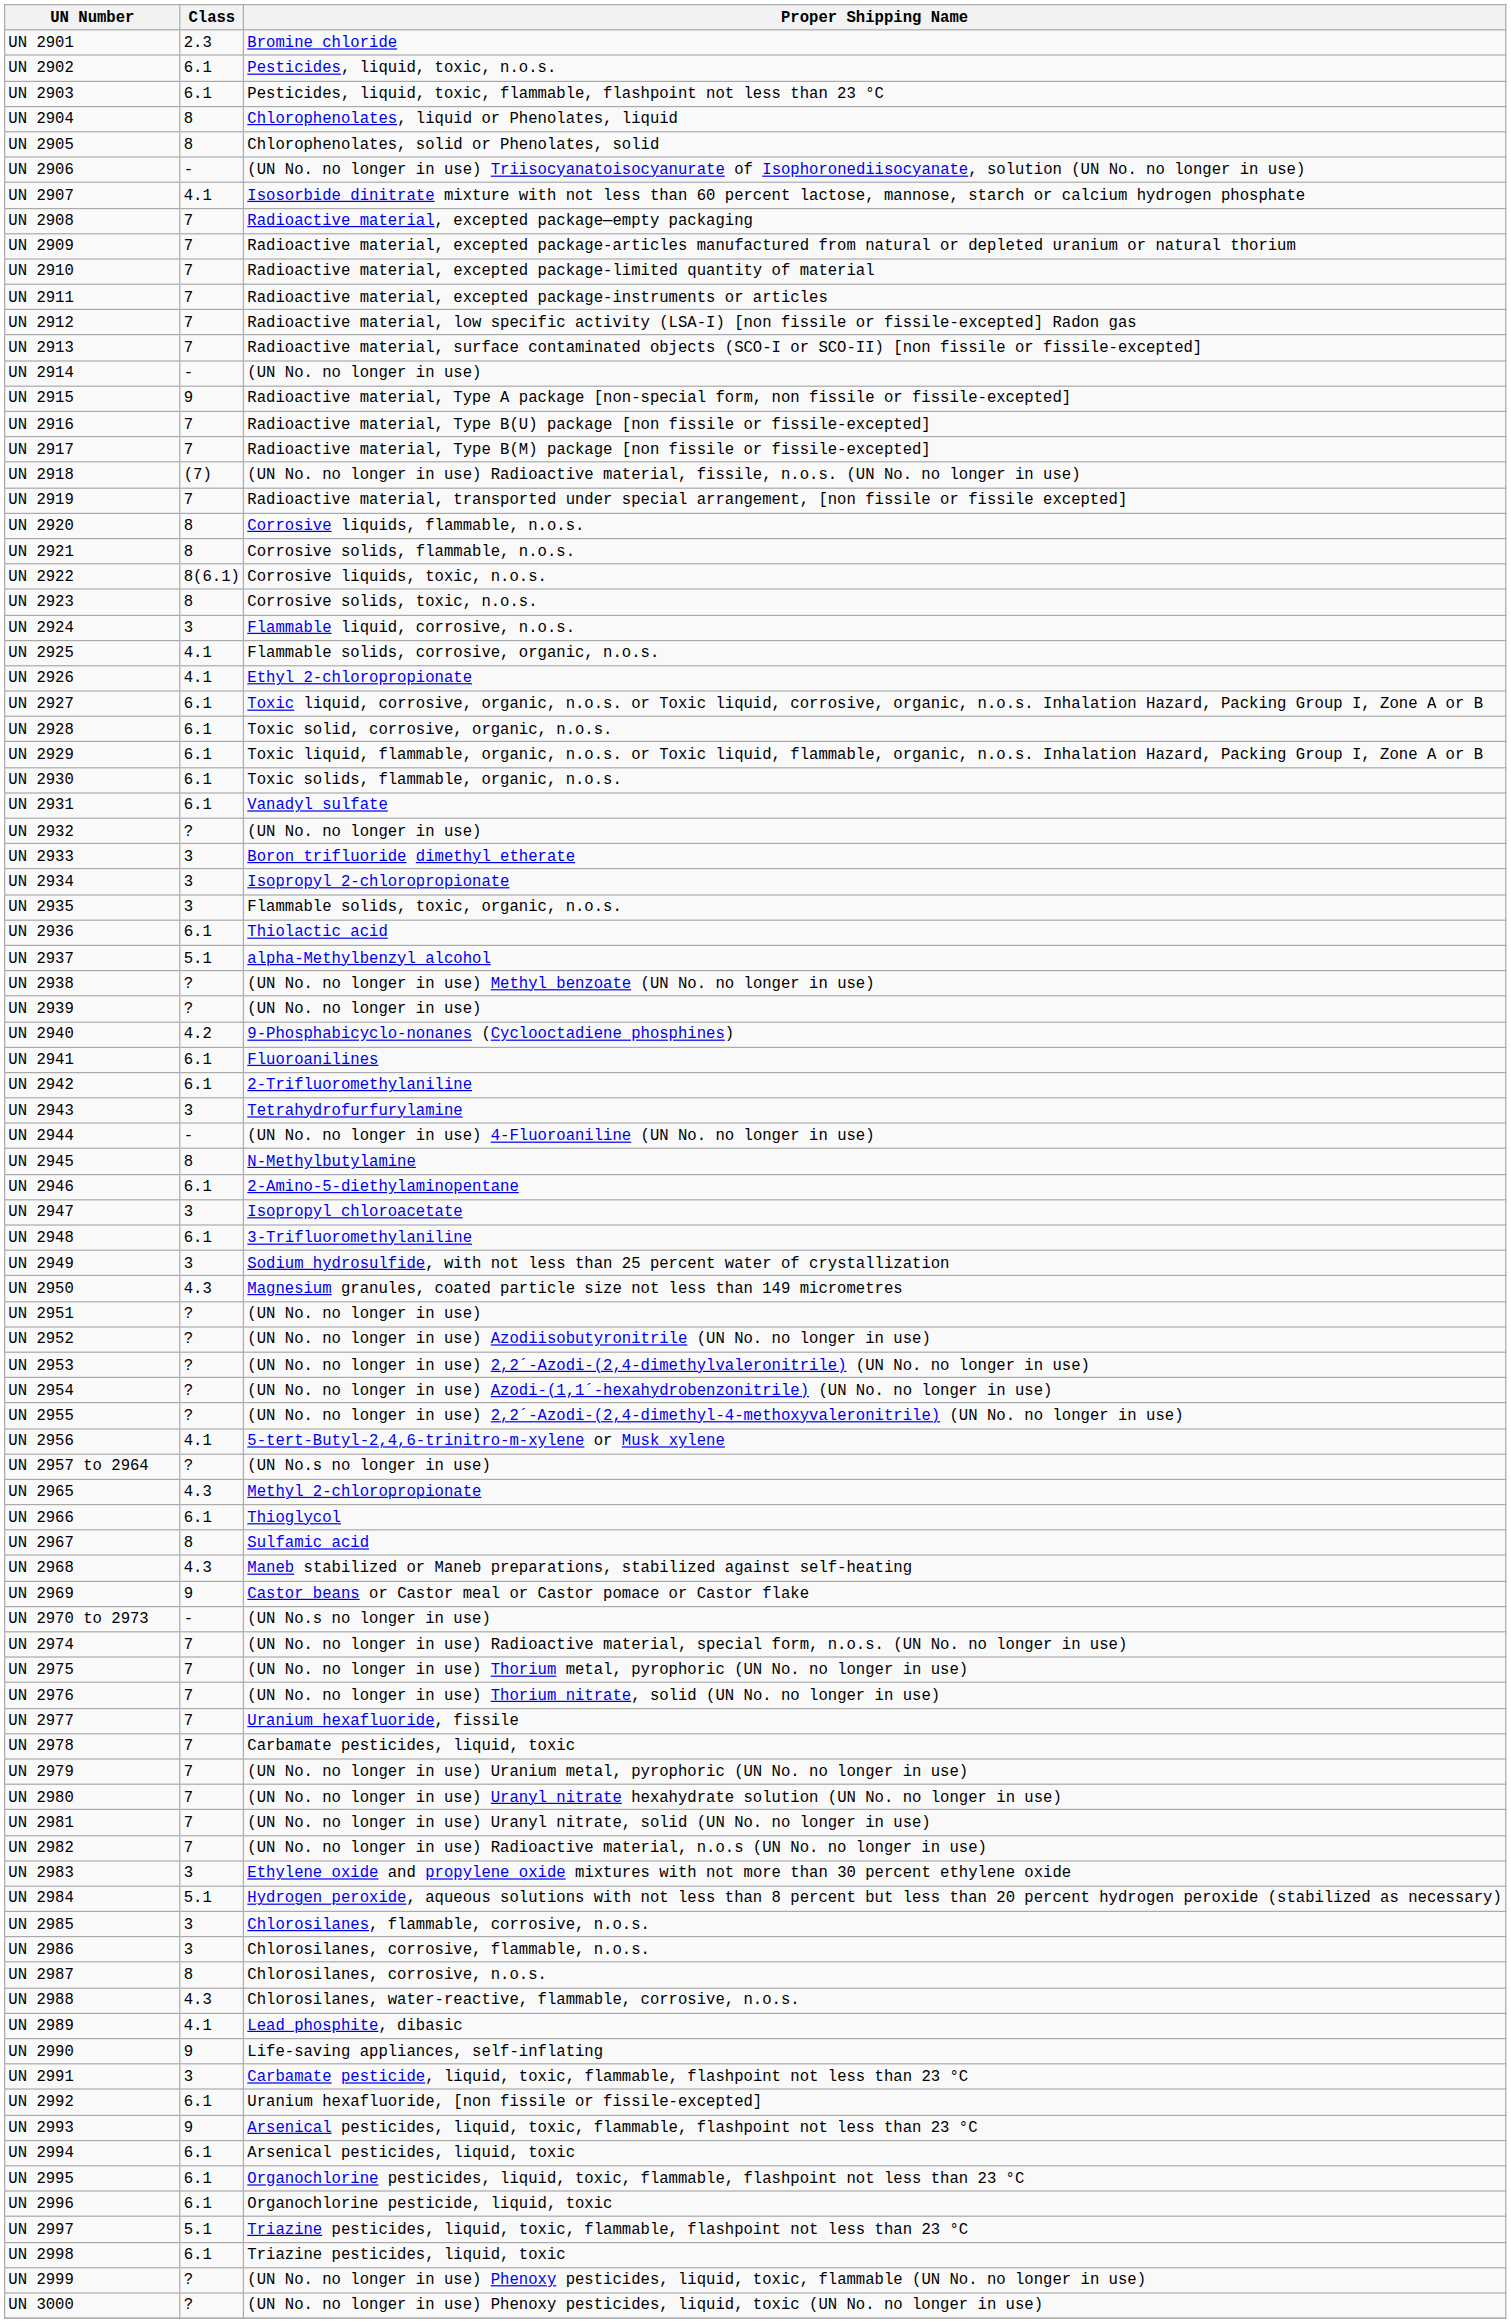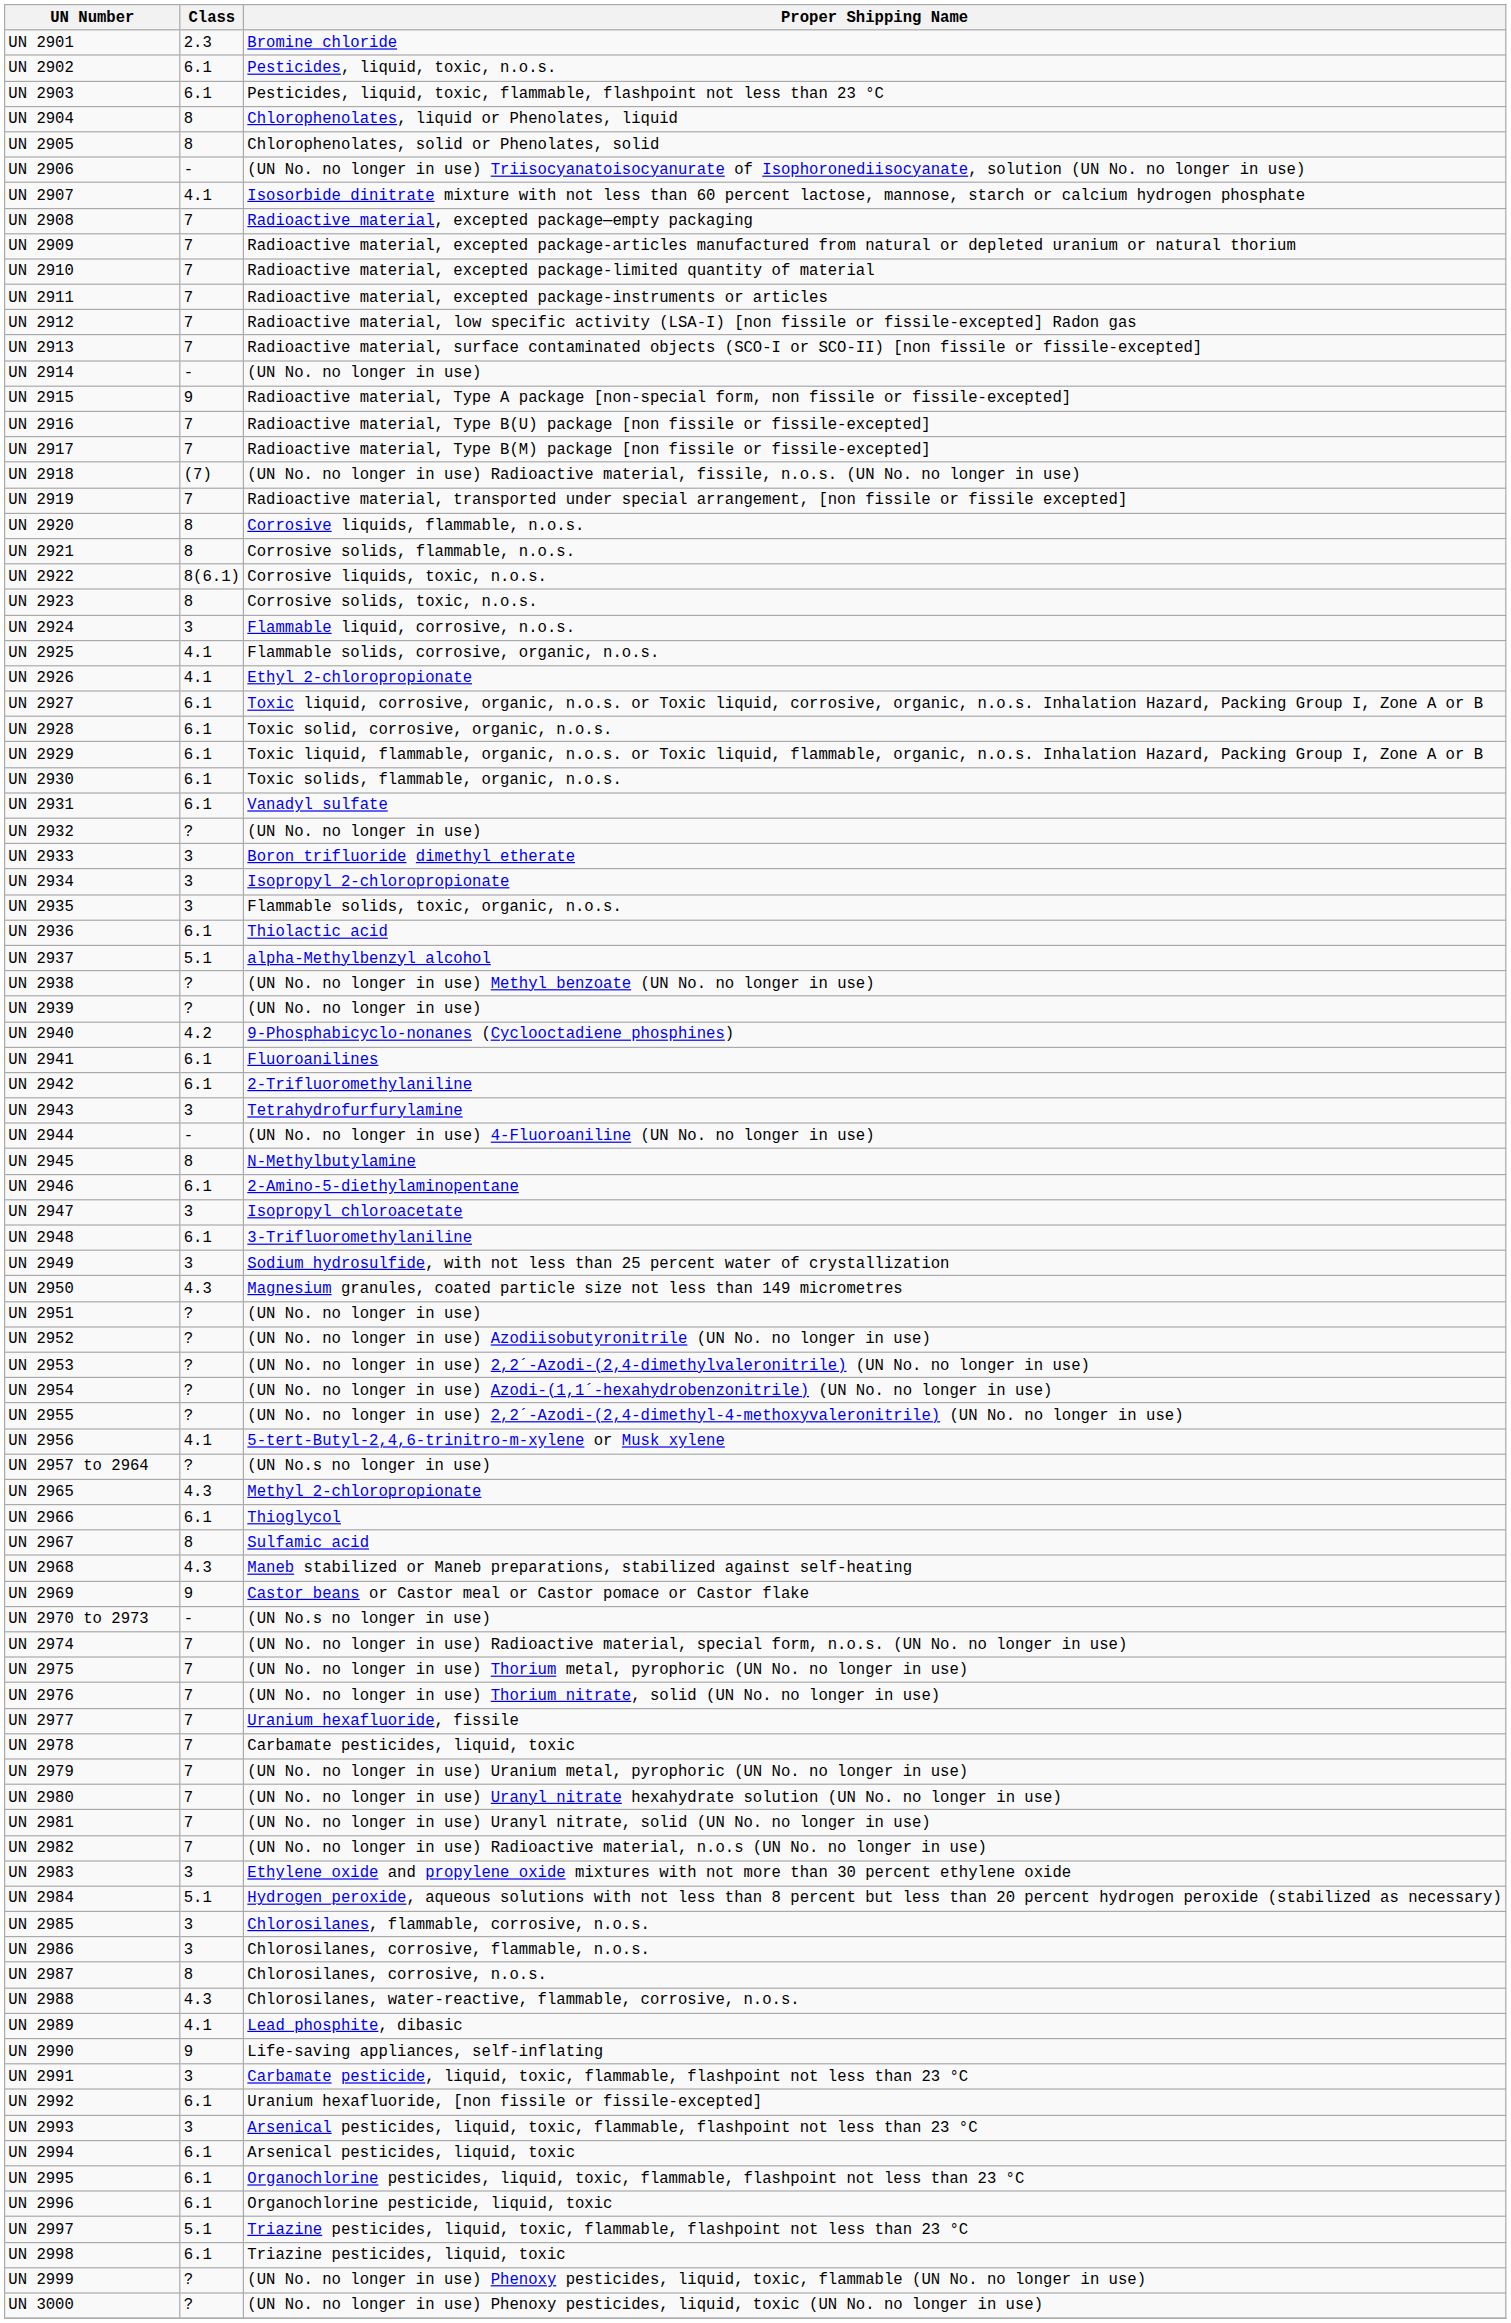(188, 2128) 9 -> (188, 2128) 3
